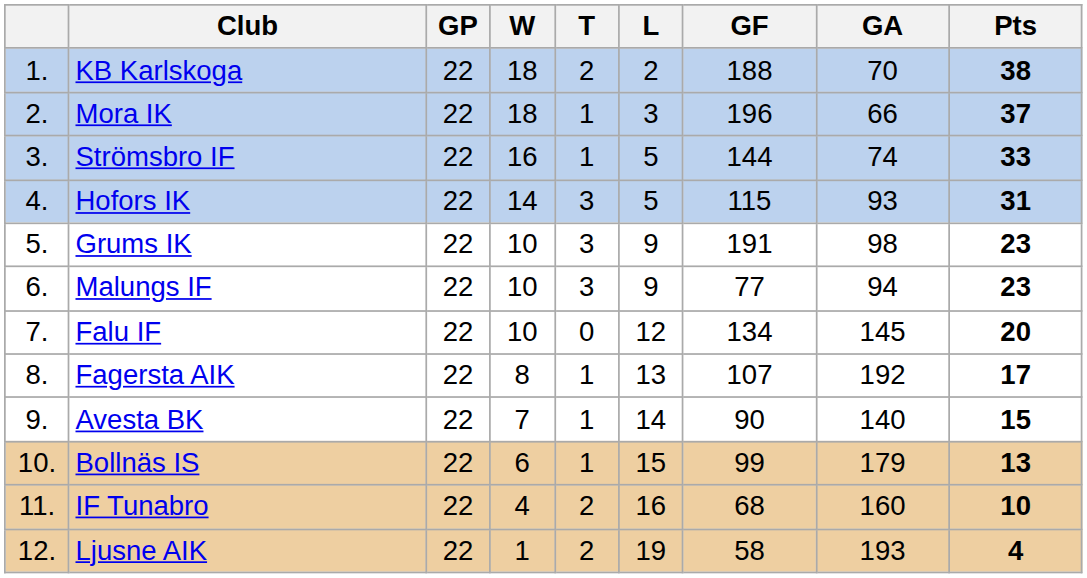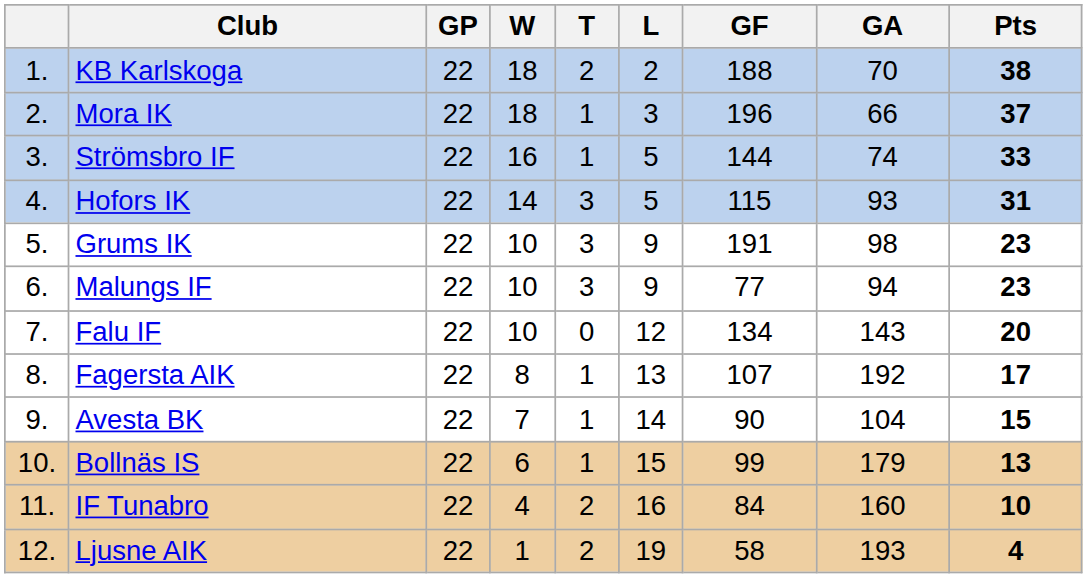(883, 331) 145 -> (883, 331) 143
(883, 419) 140 -> (883, 419) 104
(749, 506) 68 -> (749, 506) 84
